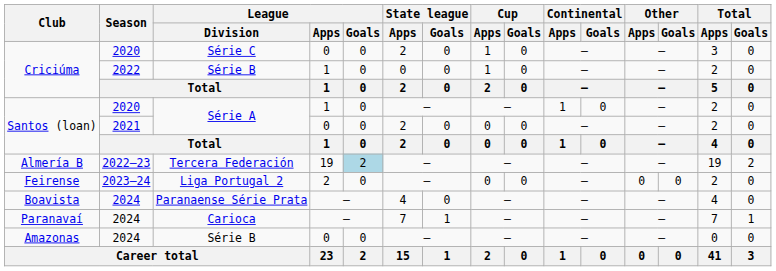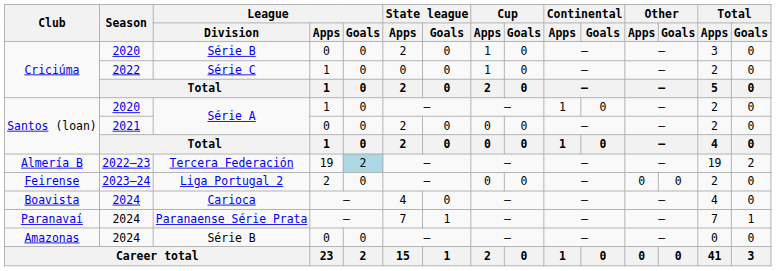(232, 51) Série C -> (232, 51) Série B
(232, 70) Série B -> (232, 70) Série C
(232, 200) Paranaense Série Prata -> (232, 200) Carioca
(232, 219) Carioca -> (232, 219) Paranaense Série Prata
